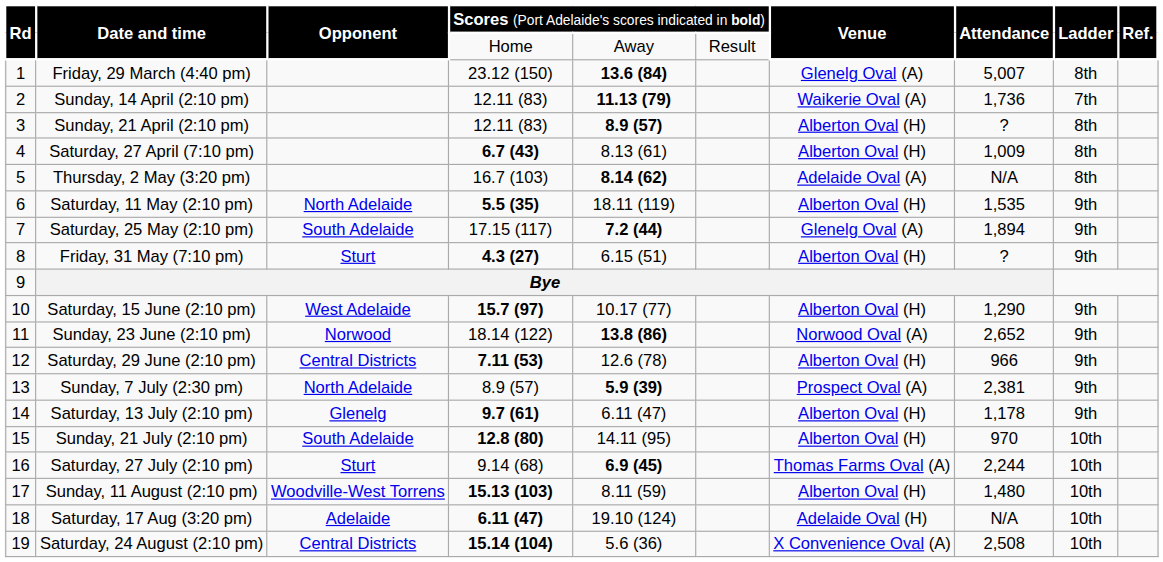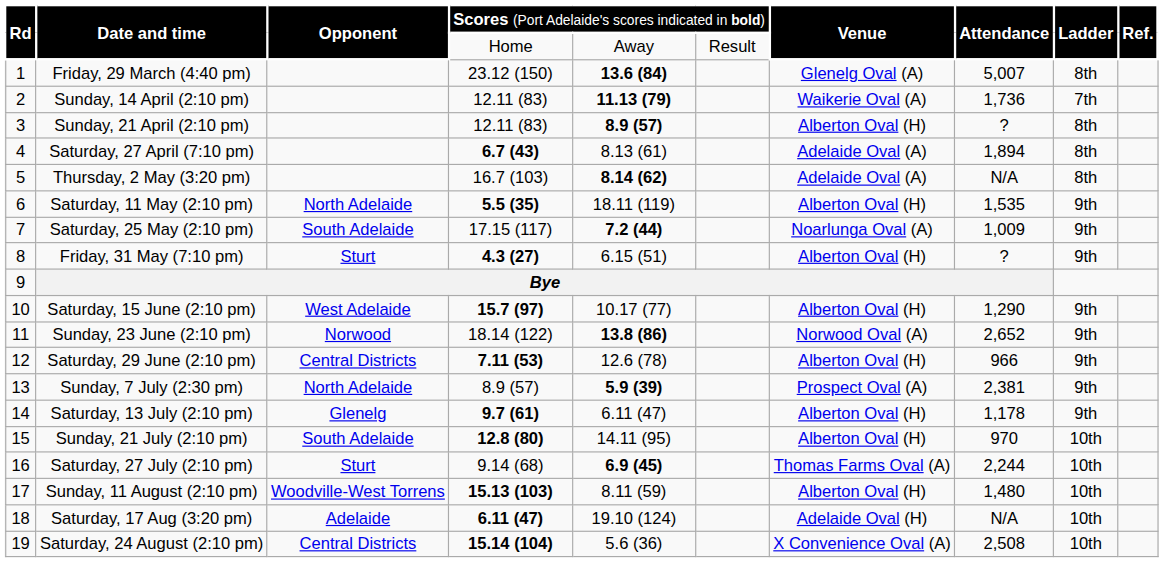(862, 152) Alberton Oval (H) -> (862, 152) Adelaide Oval (A)
(1004, 152) 1,009 -> (1004, 152) 1,894
(862, 230) Glenelg Oval (A) -> (862, 230) Noarlunga Oval (A)
(1004, 230) 1,894 -> (1004, 230) 1,009
